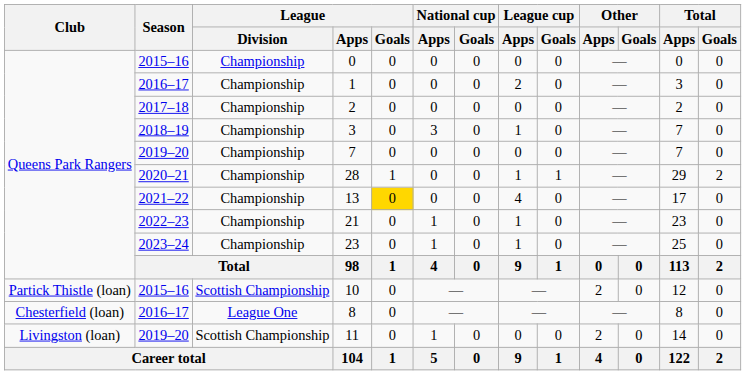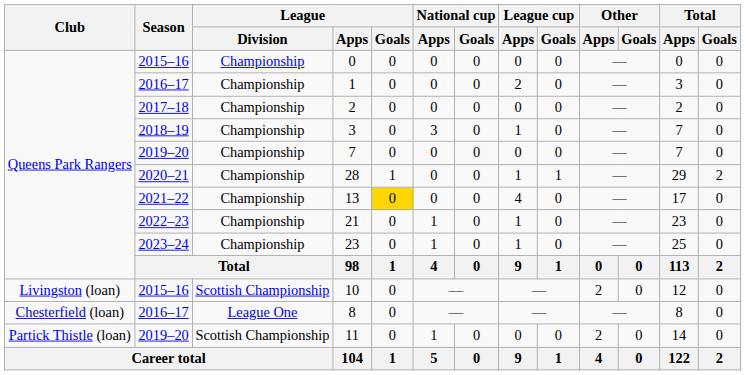(70, 289) Partick Thistle (loan) -> (70, 289) Livingston (loan)
(70, 335) Livingston (loan) -> (70, 335) Partick Thistle (loan)
